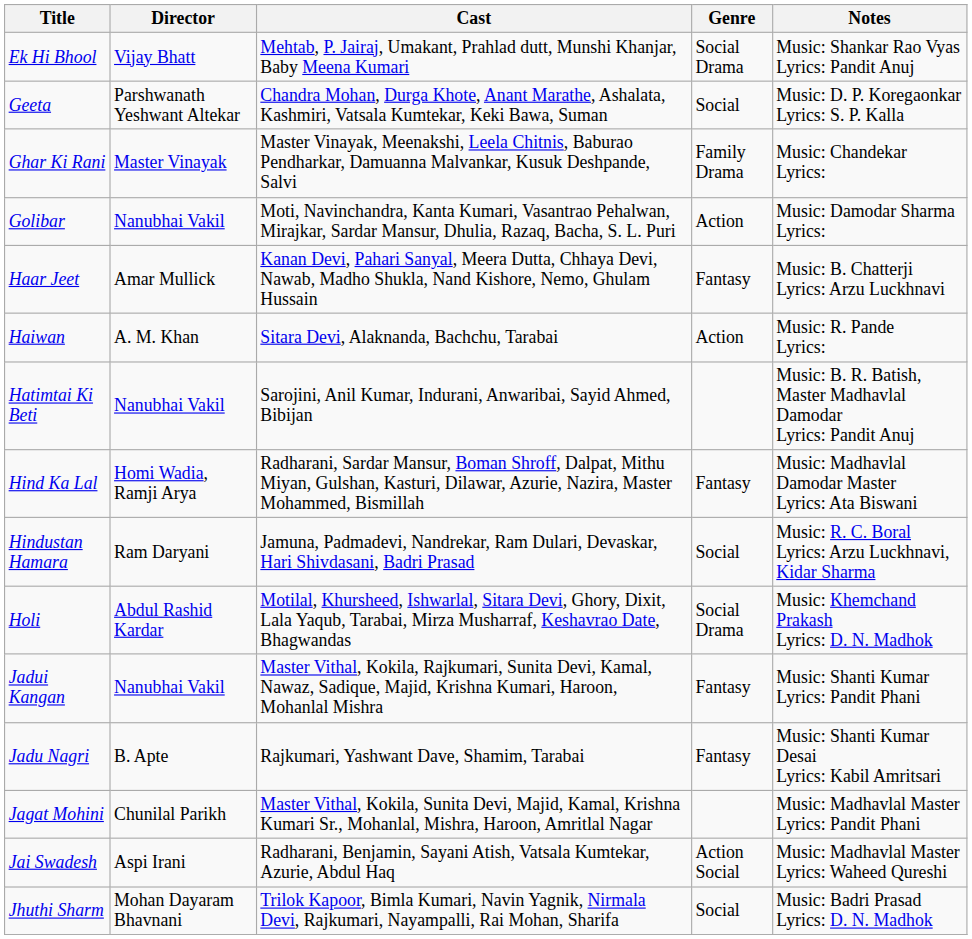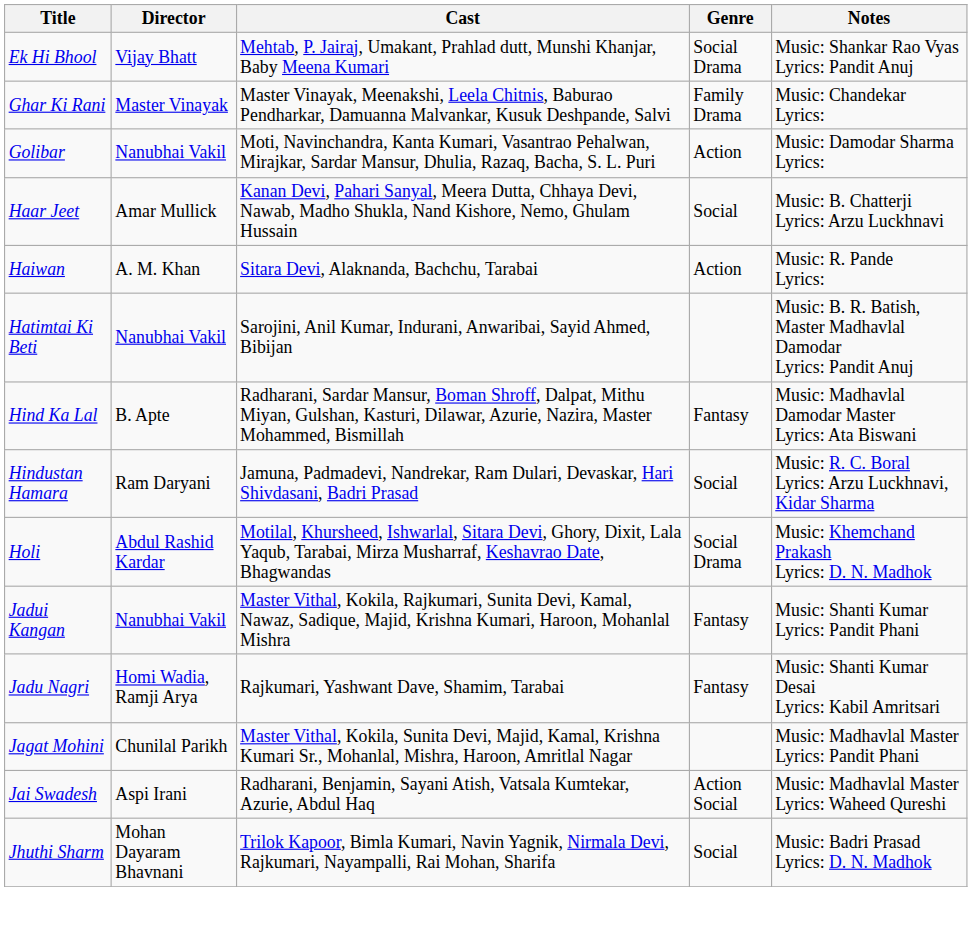- row: (30, 104)
(723, 279) Fantasy -> (716, 211) Social
(161, 483) Homi Wadia, Ramji Arya -> (142, 415) B. Apte
(141, 756) B. Apte -> (162, 688) Homi Wadia, Ramji Arya
